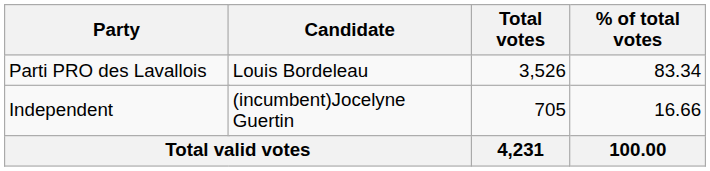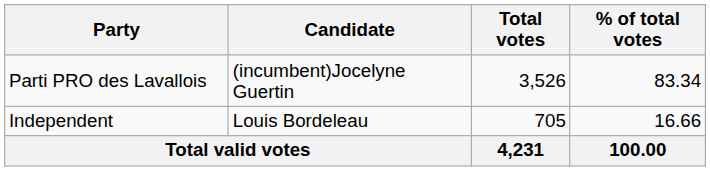(300, 70) Louis Bordeleau -> (319, 80) (incumbent)Jocelyne Guertin
(319, 110) (incumbent)Jocelyne Guertin -> (300, 120) Louis Bordeleau
